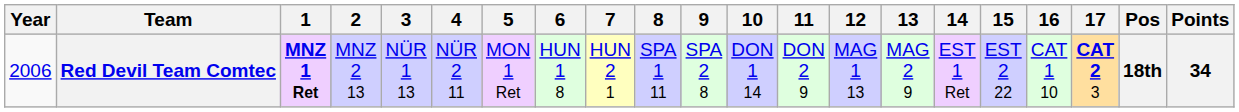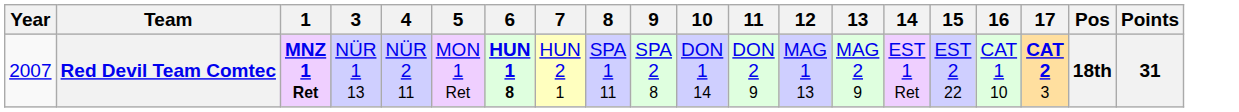- column: (356, 19)
(30, 70) 2006 -> (30, 70) 2007
(560, 70) normal -> (510, 70) bold
(1200, 70) 34 -> (1150, 70) 31
